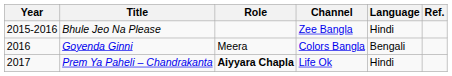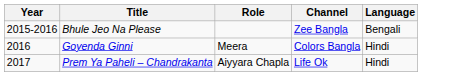- column: (435, 12)
(382, 29) Hindi -> (383, 29) Bengali
(387, 46) Bengali -> (377, 46) Hindi
(256, 63) bold -> (253, 63) normal
